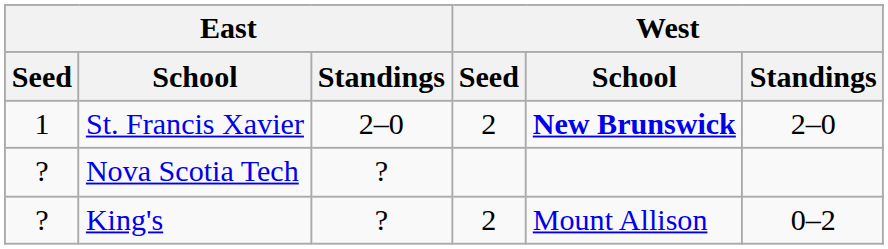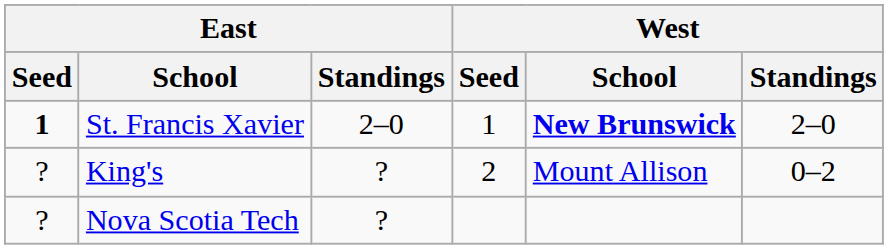(42, 123) normal -> (42, 123) bold
(489, 123) 2 -> (489, 123) 1
rows swapped: (125, 219) <-> (192, 171)
